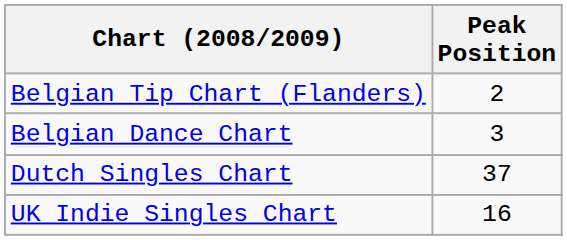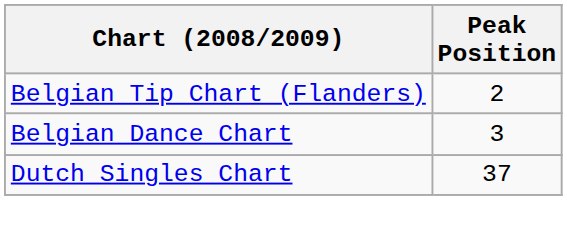- row: (174, 215)
